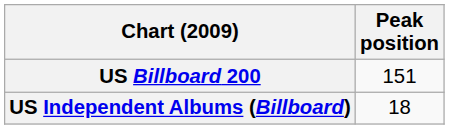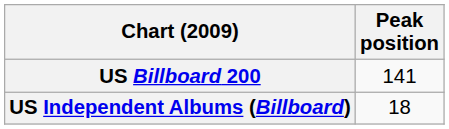(400, 75) 151 -> (400, 75) 141
